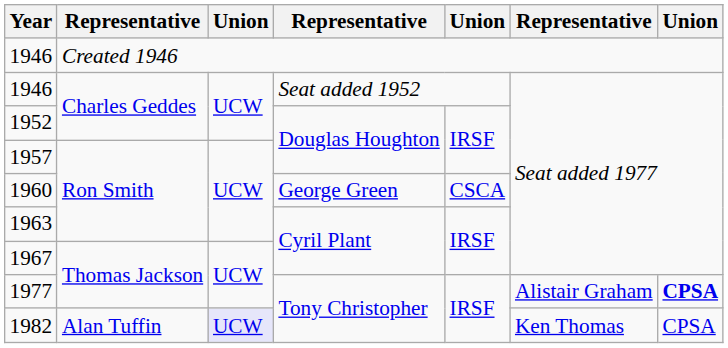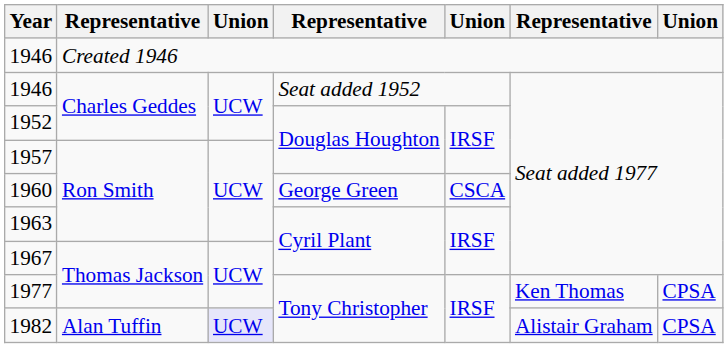(584, 291) Alistair Graham -> (569, 291) Ken Thomas
(690, 291) bold -> (689, 291) normal
(569, 325) Ken Thomas -> (584, 325) Alistair Graham
